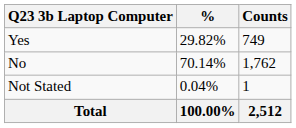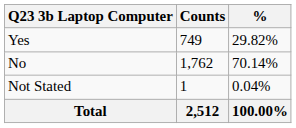columns swapped: (265, 16) <-> (208, 16)
